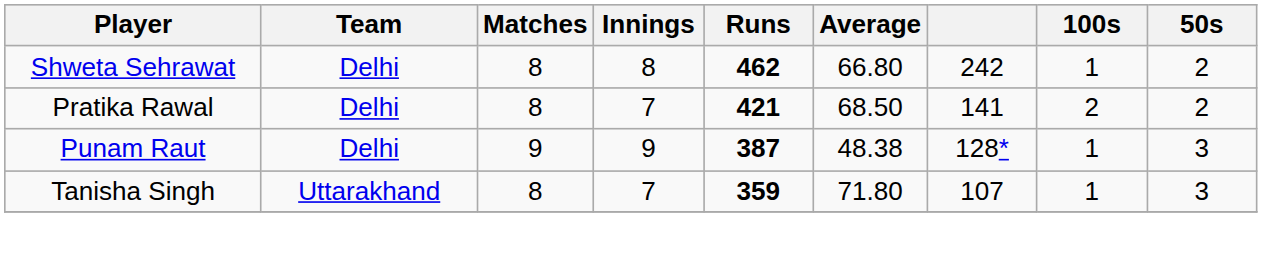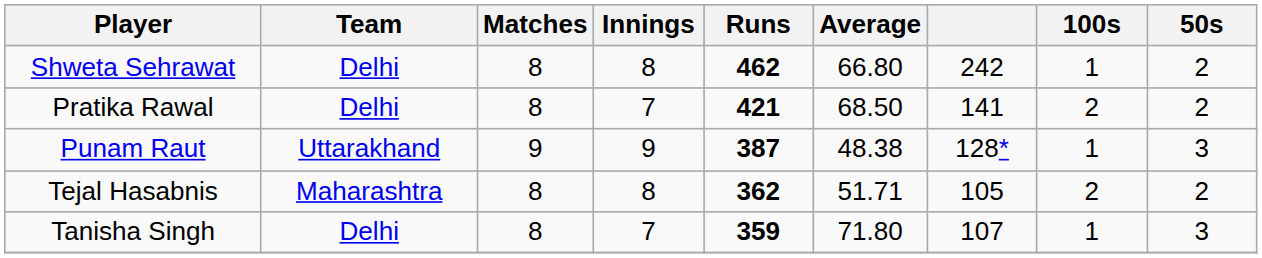(369, 149) Delhi -> (369, 149) Uttarakhand
+ row: (133, 190)
(369, 190) Uttarakhand -> (369, 231) Delhi
